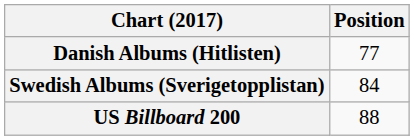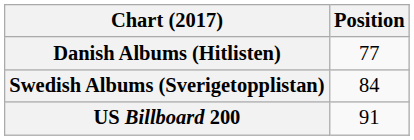(369, 118) 88 -> (369, 118) 91
